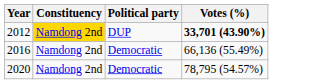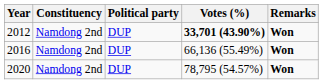+ column: (293, 13)
(69, 32) gold background -> (69, 32) no background
(135, 50) Democratic -> (119, 50) DUP
(135, 69) Democratic -> (119, 69) DUP
